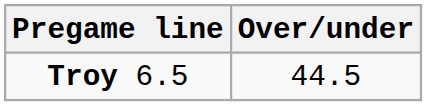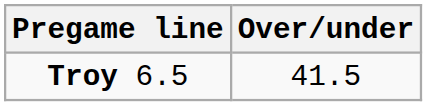(326, 77) 44.5 -> (326, 77) 41.5
